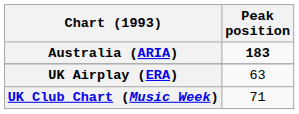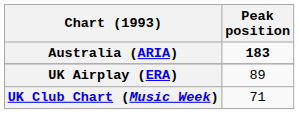(258, 75) 63 -> (258, 75) 89
